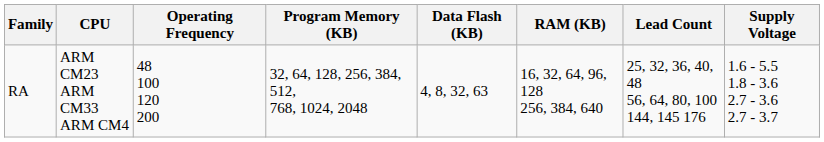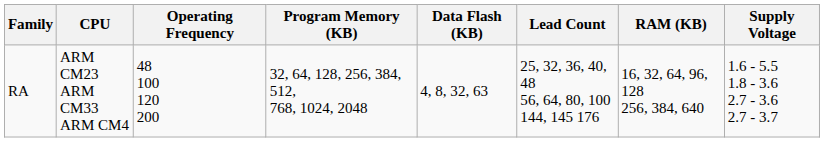columns swapped: (570, 24) <-> (674, 24)
